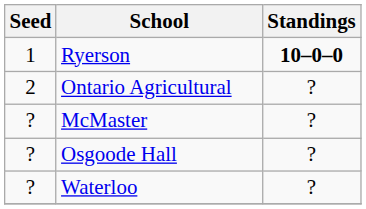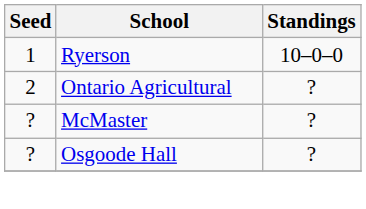(312, 54) bold -> (312, 54) normal
- row: (99, 187)
